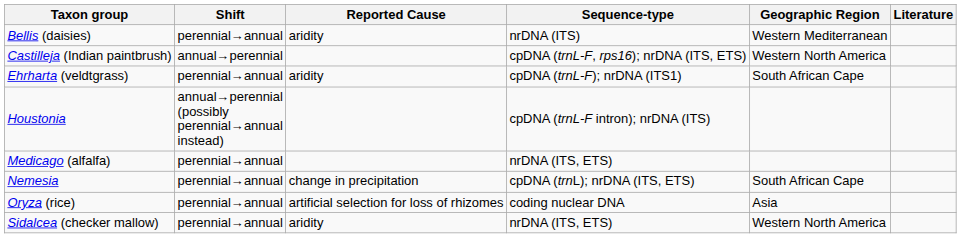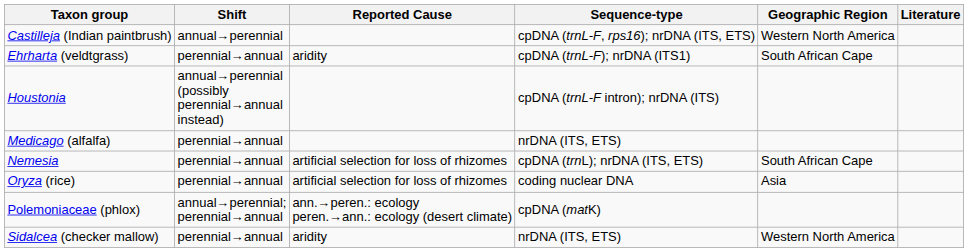- row: (49, 35)
(354, 181) change in precipitation -> (400, 161) artificial selection for loss of rhizomes
+ row: (74, 209)
